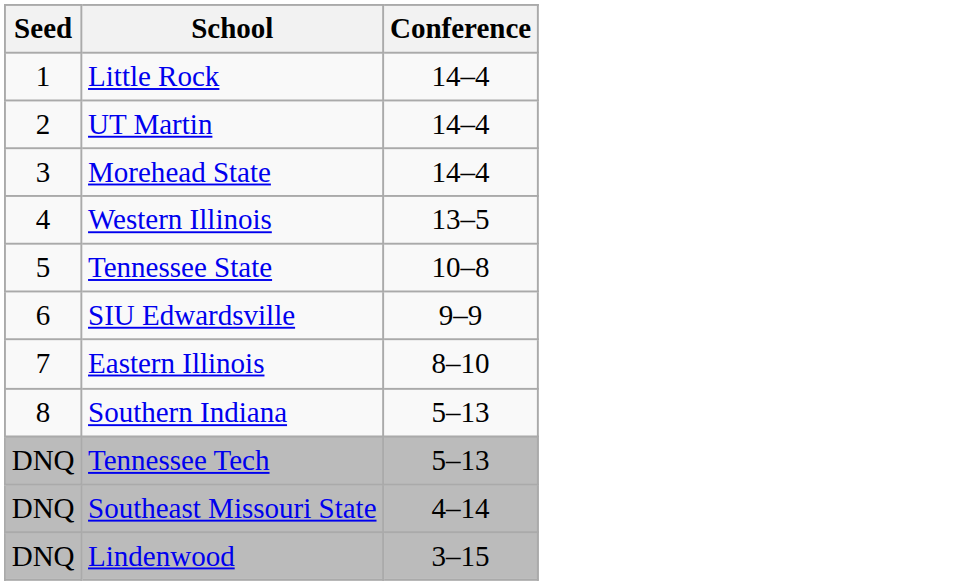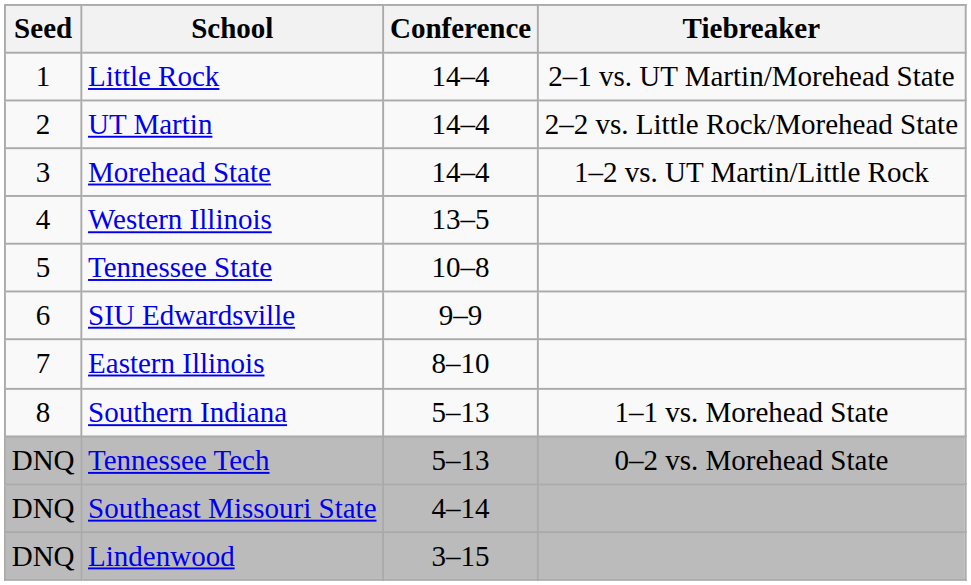+ column: (751, 28)
